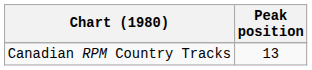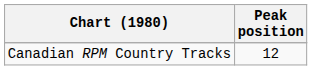(271, 54) 13 -> (271, 54) 12
